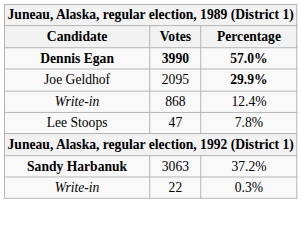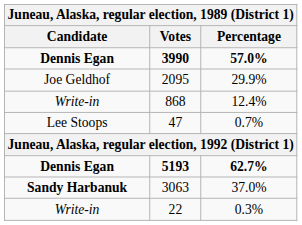(249, 79) bold -> (249, 79) normal
(249, 123) 7.8% -> (249, 123) 0.7%
+ row: (175, 166)
(249, 166) 37.2% -> (249, 187) 37.0%
